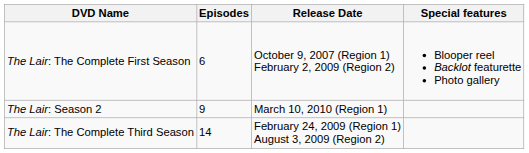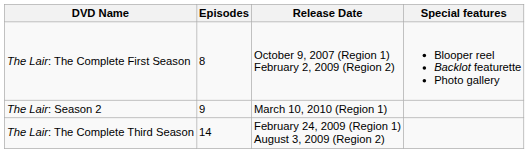(202, 61) 6 -> (202, 61) 8
